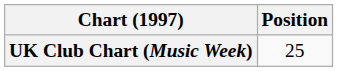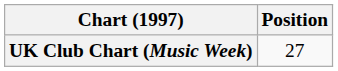(295, 50) 25 -> (295, 50) 27
